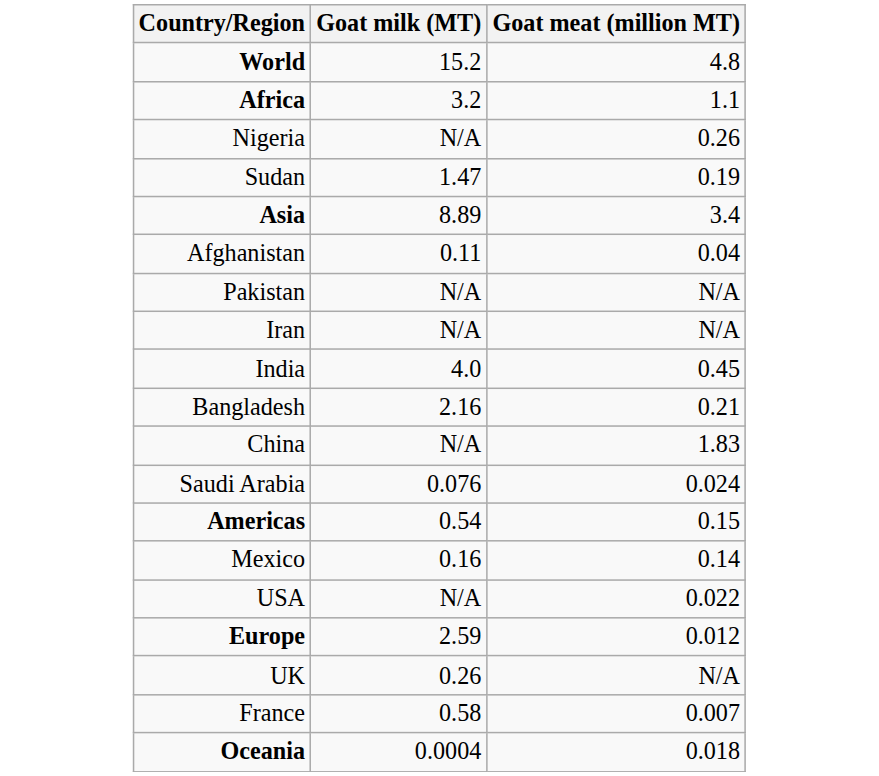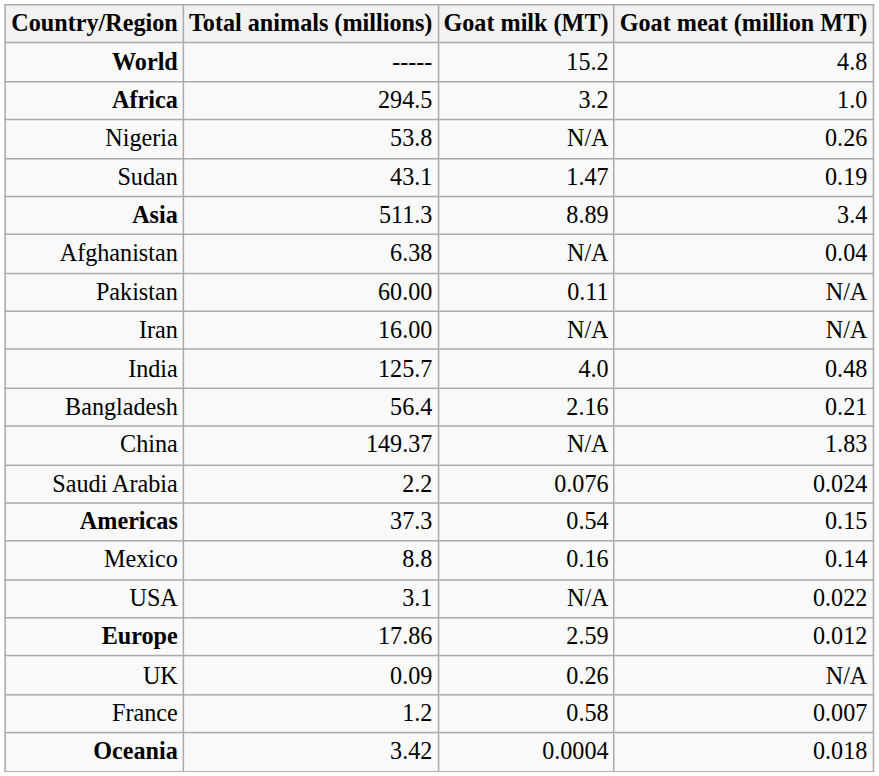+ column: (311, 23)
(725, 100) 1.1 -> (852, 100) 1.0
(461, 253) 0.11 -> (588, 253) N/A
(460, 291) N/A -> (588, 291) 0.11
(719, 368) 0.45 -> (846, 368) 0.48
